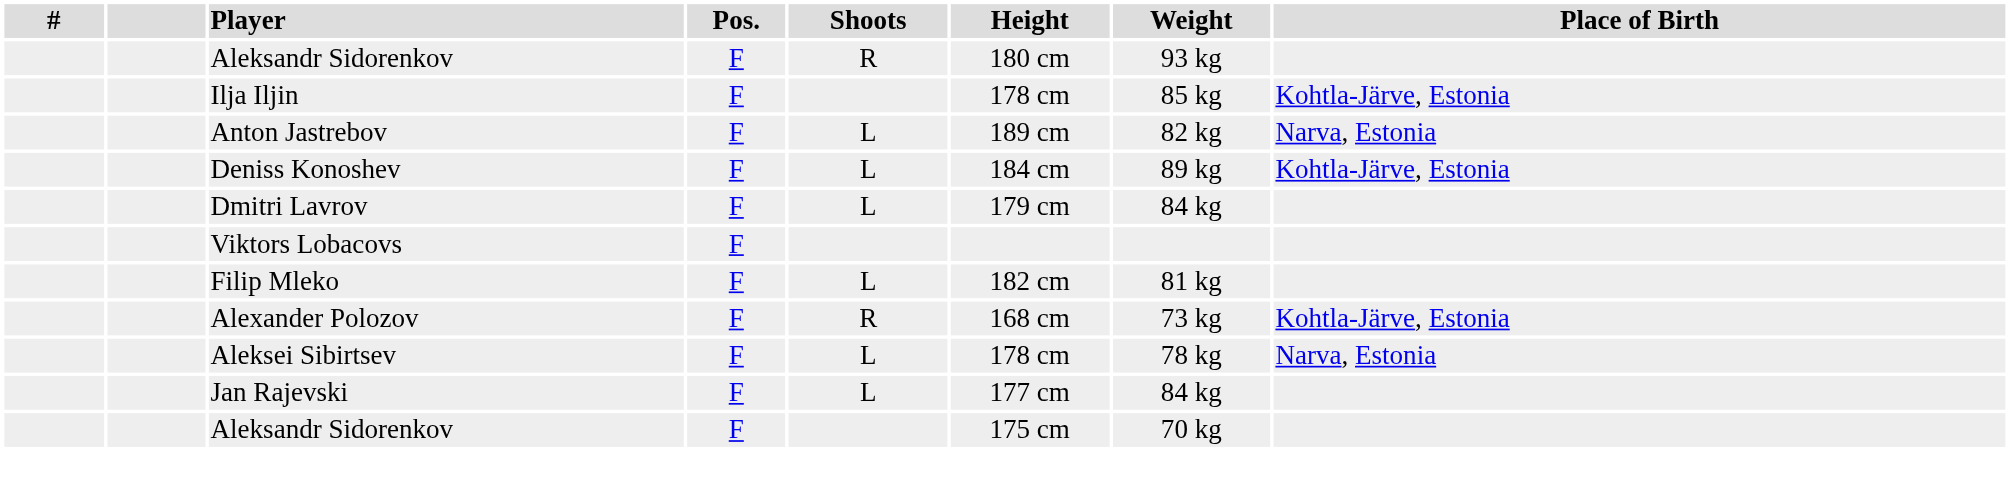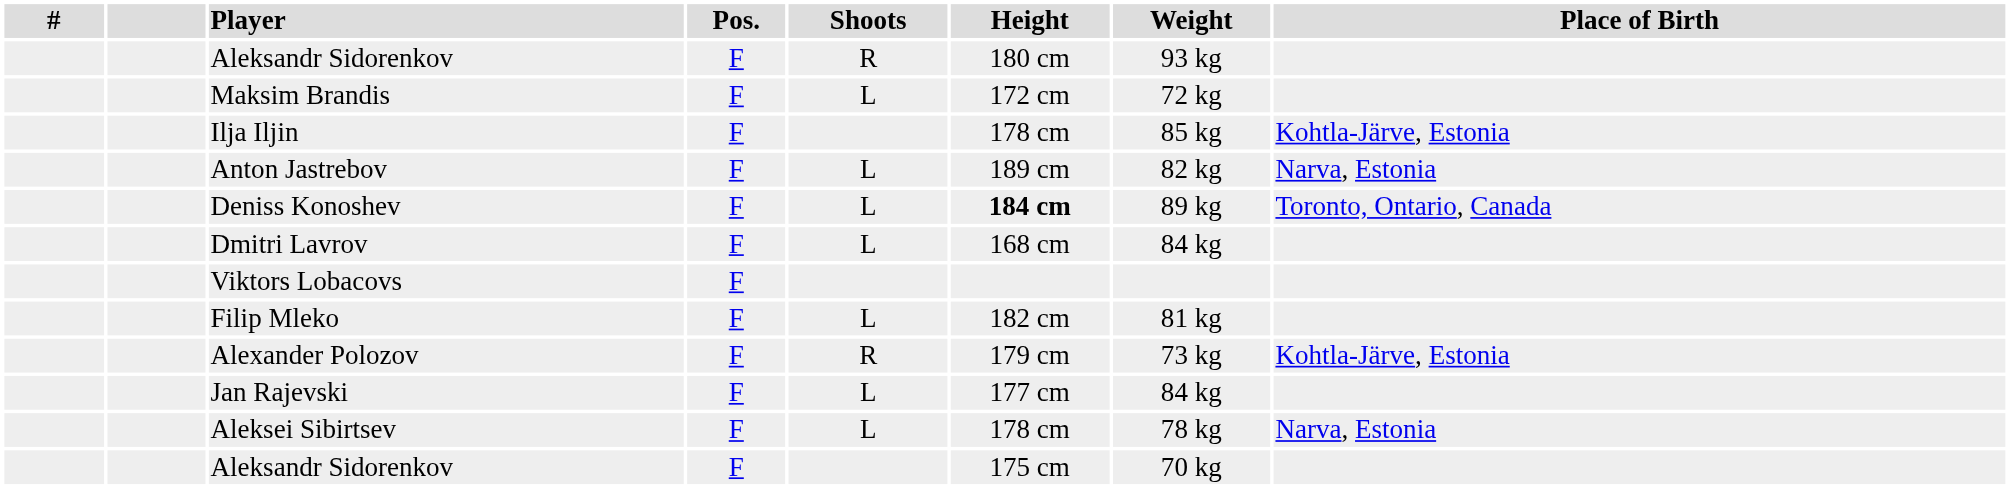+ row: (54, 95)
(1030, 169) normal -> (1030, 206) bold
(1393, 169) Kohtla-Järve, Estonia -> (1413, 206) Toronto, Ontario, Canada
(1030, 206) 179 cm -> (1030, 243) 168 cm
(1030, 318) 168 cm -> (1030, 355) 179 cm
rows swapped: (54, 393) <-> (54, 356)
